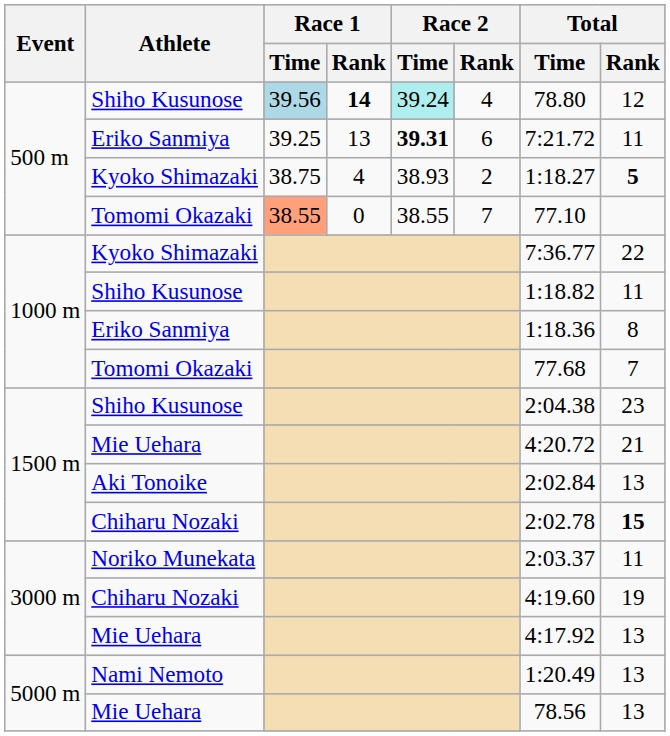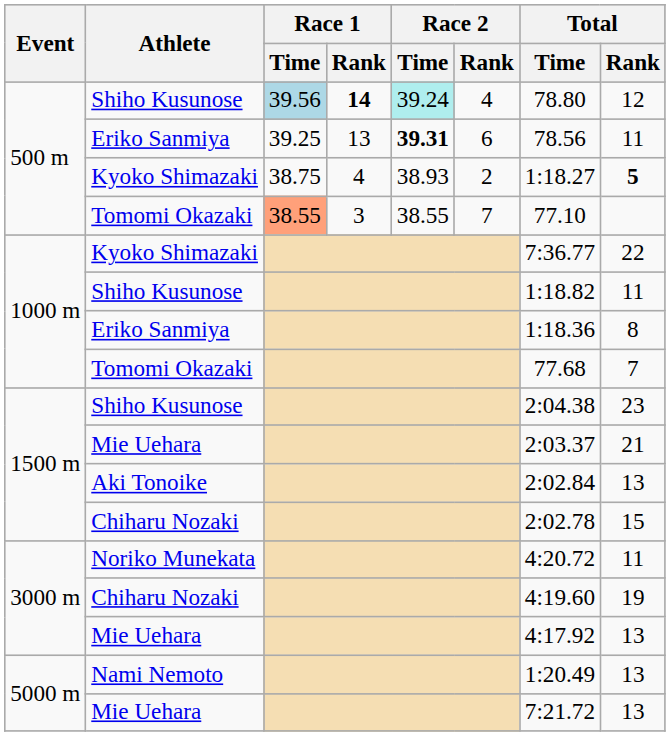(560, 138) 7:21.72 -> (560, 138) 78.56
(359, 215) 0 -> (359, 215) 3
(560, 444) 4:20.72 -> (560, 444) 2:03.37
(633, 521) bold -> (633, 521) normal
(560, 559) 2:03.37 -> (560, 559) 4:20.72
(560, 712) 78.56 -> (560, 712) 7:21.72
